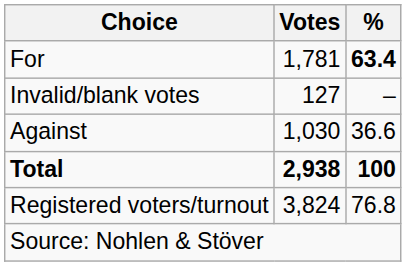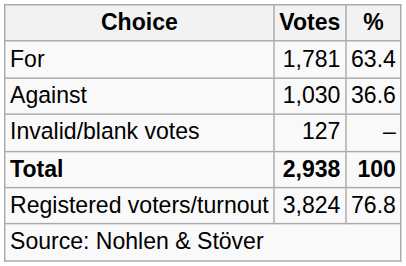(373, 59) bold -> (373, 59) normal
rows swapped: (48, 132) <-> (105, 95)
